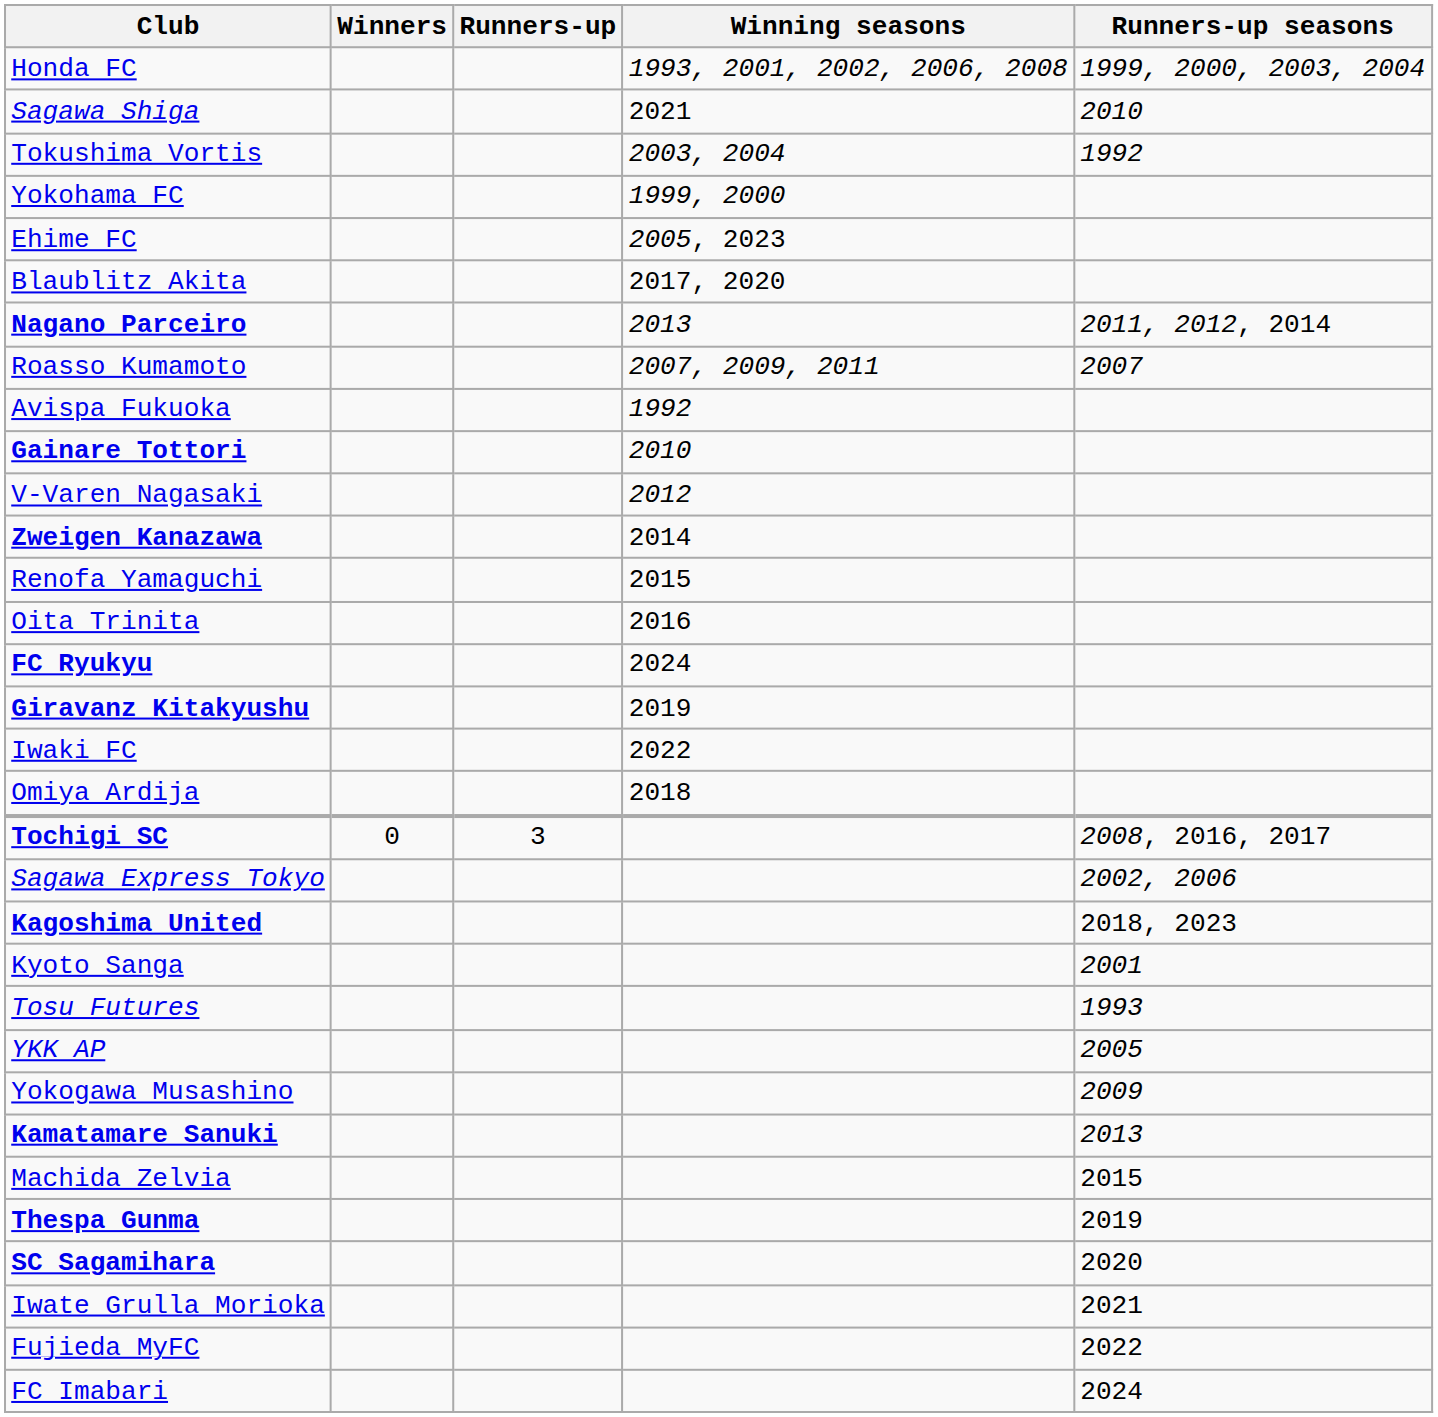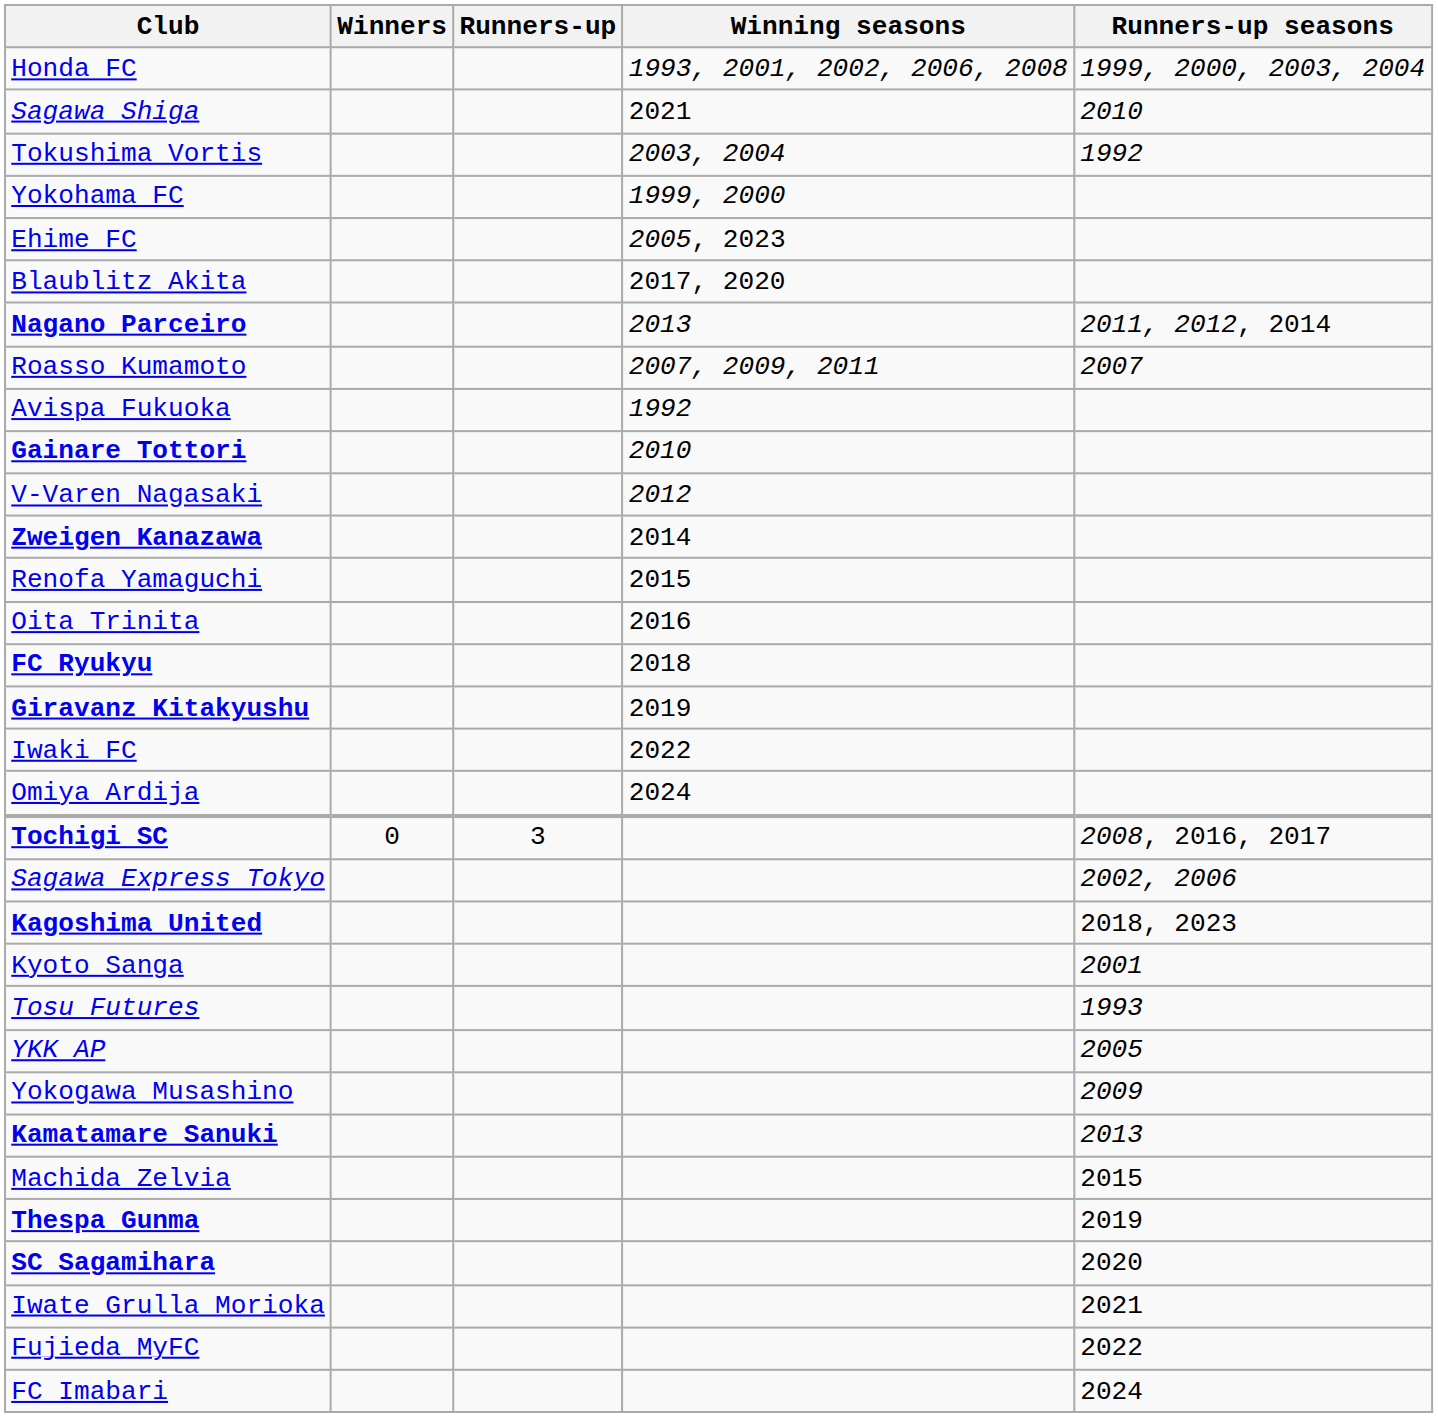(660, 665) 2024 -> (660, 665) 2018
(660, 793) 2018 -> (660, 793) 2024
